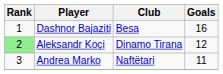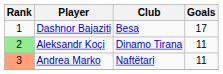(201, 28) 16 -> (201, 28) 17
(201, 45) 12 -> (201, 45) 11
(19, 61) no background -> (19, 61) lightsalmon background
